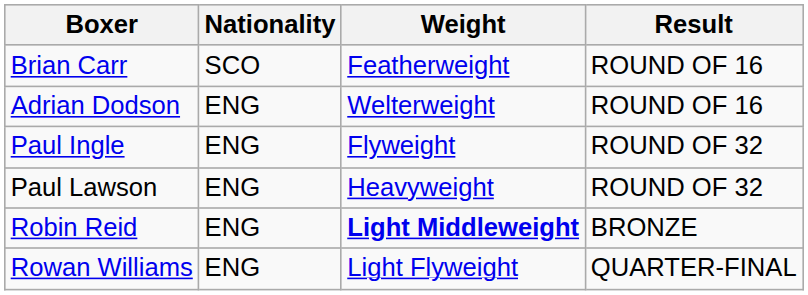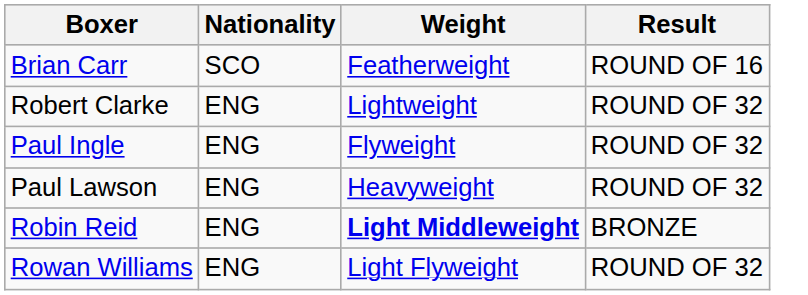+ row: (90, 106)
- row: (95, 106)
(694, 268) QUARTER-FINAL -> (677, 268) ROUND OF 32
